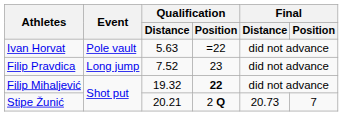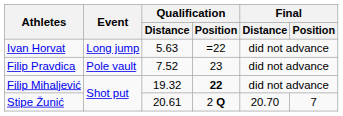(111, 49) Pole vault -> (113, 49) Long jump
(113, 67) Long jump -> (111, 67) Pole vault
(167, 103) 20.21 -> (167, 103) 20.61
(265, 103) 20.73 -> (265, 103) 20.70
